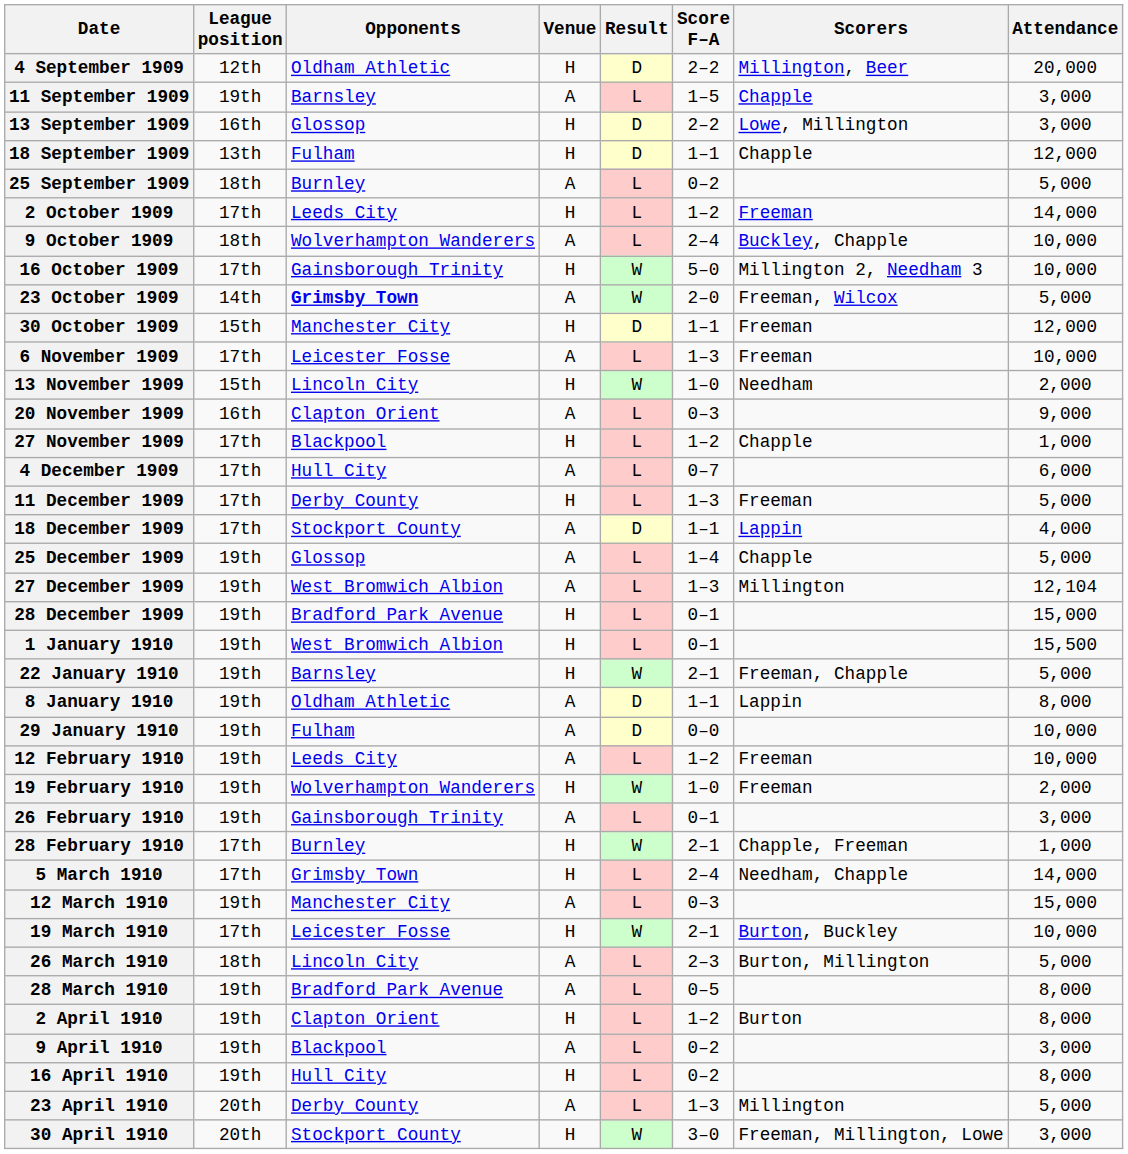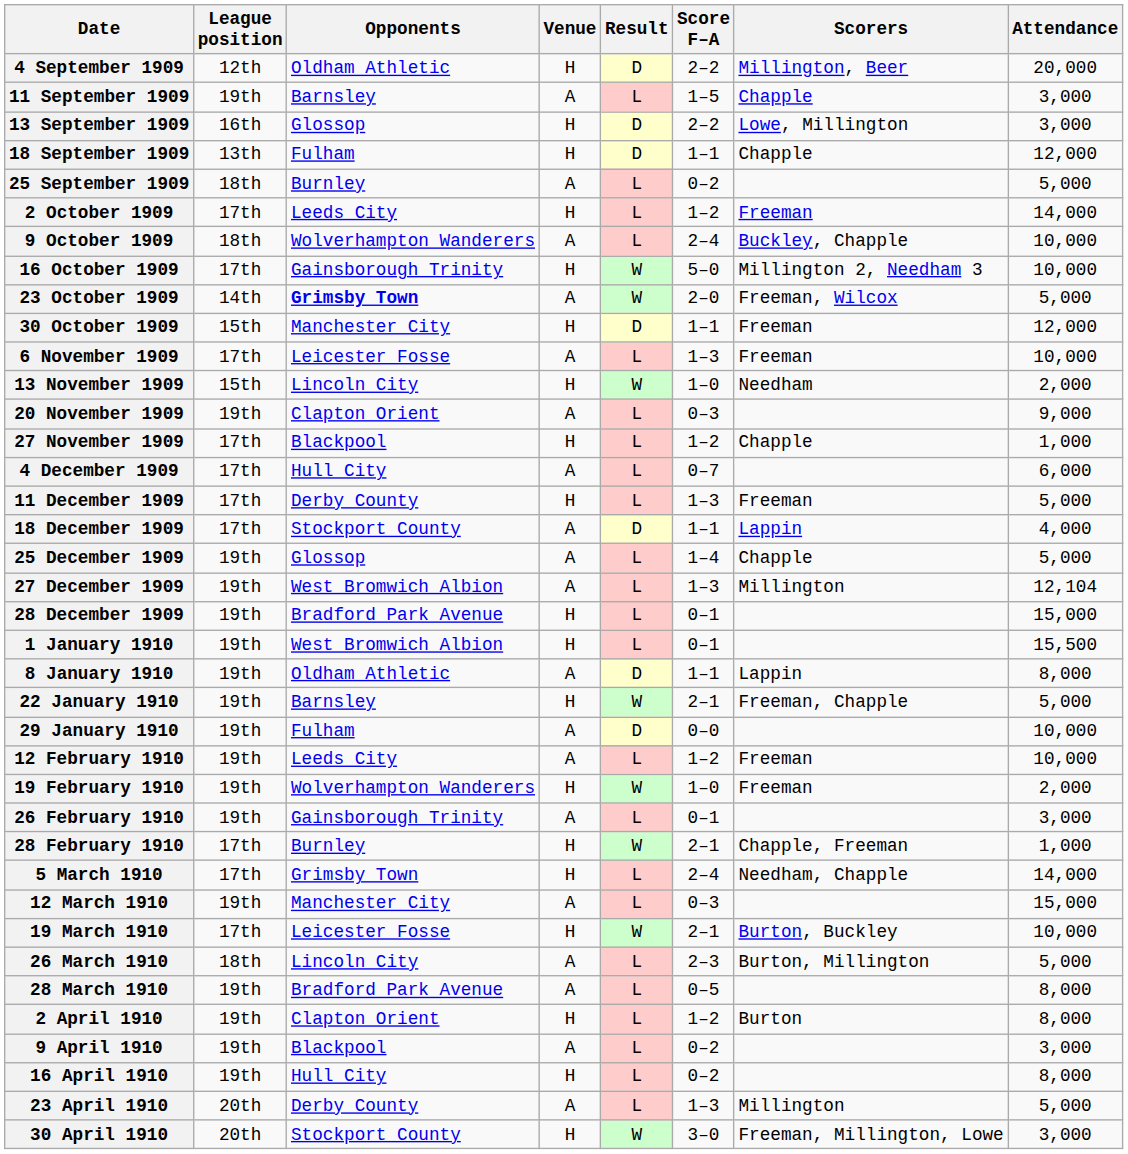(240, 414) 16th -> (240, 414) 19th
rows swapped: (99, 702) <-> (99, 673)
